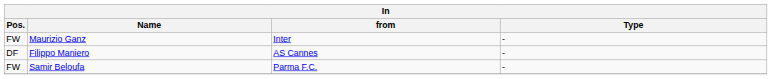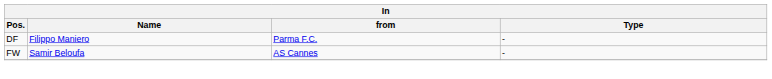- row: (58, 39)
(296, 53) AS Cannes -> (295, 39) Parma F.C.
(295, 67) Parma F.C. -> (296, 53) AS Cannes
